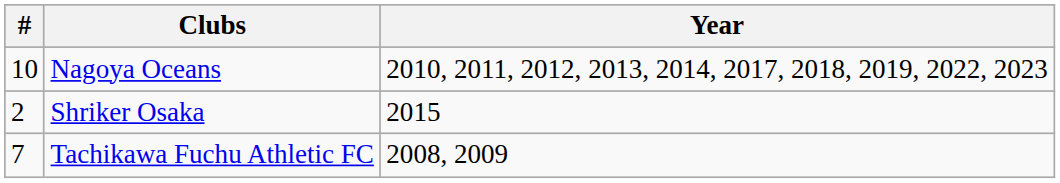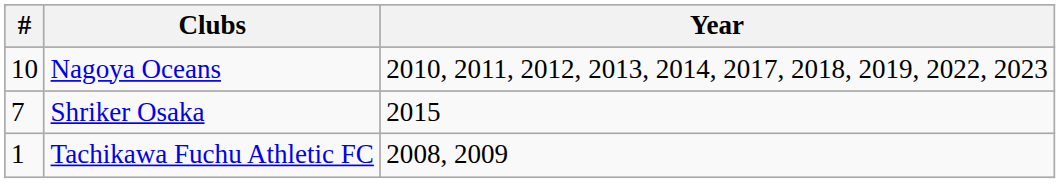(18, 111) 2 -> (18, 111) 7
(18, 154) 7 -> (18, 154) 1
